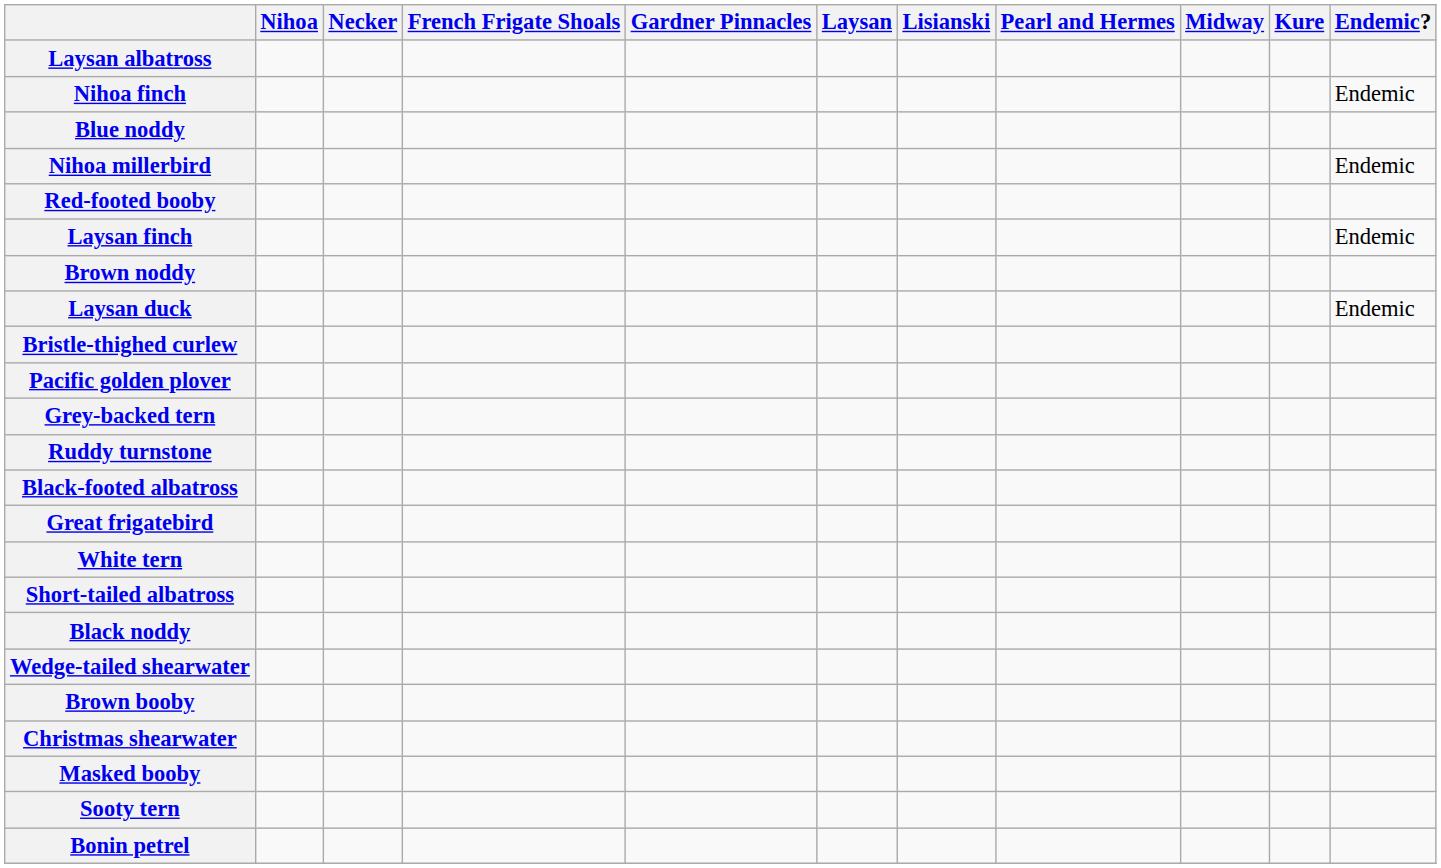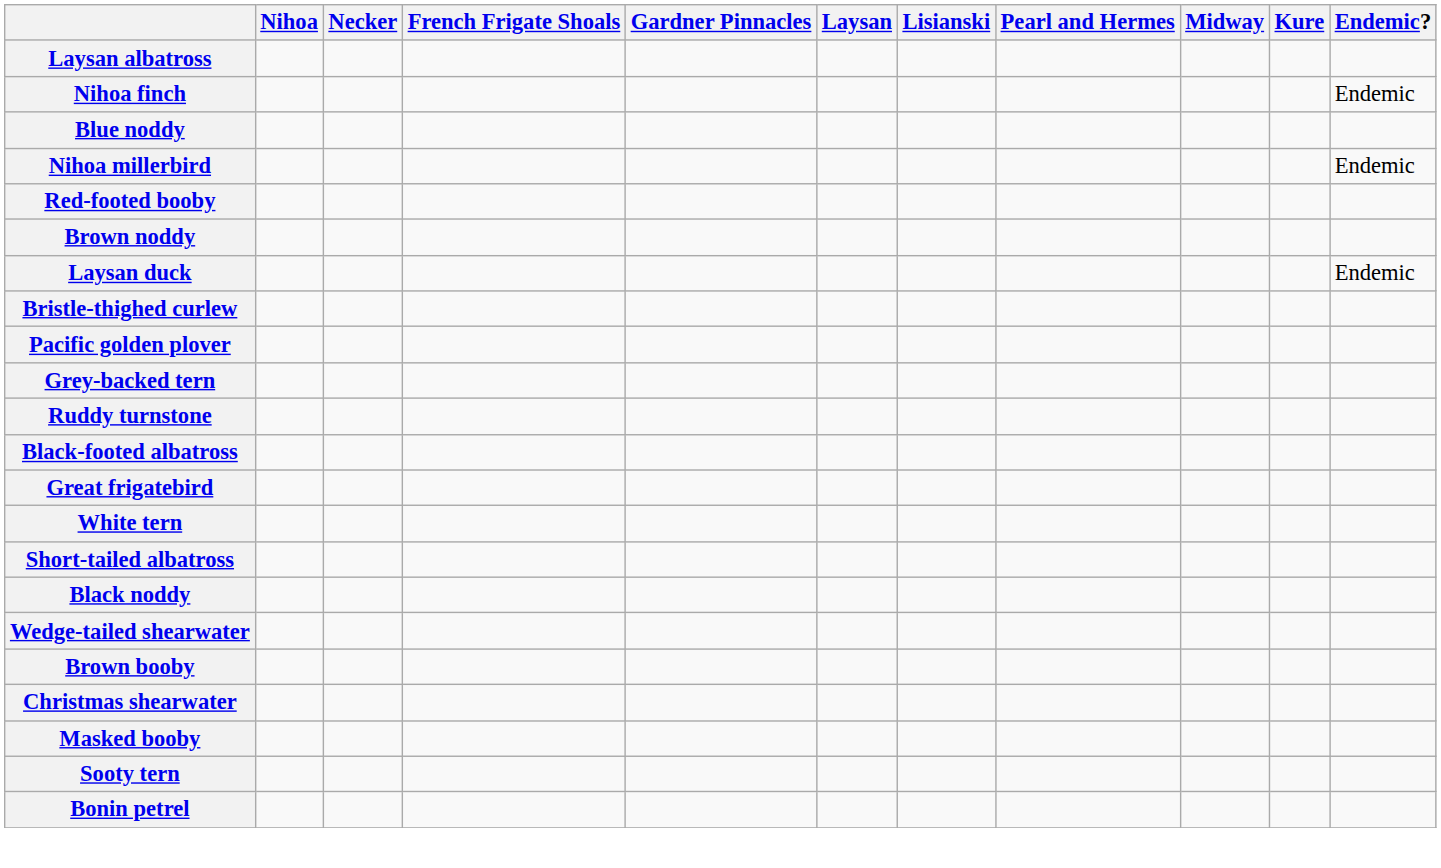- row: (130, 237)
